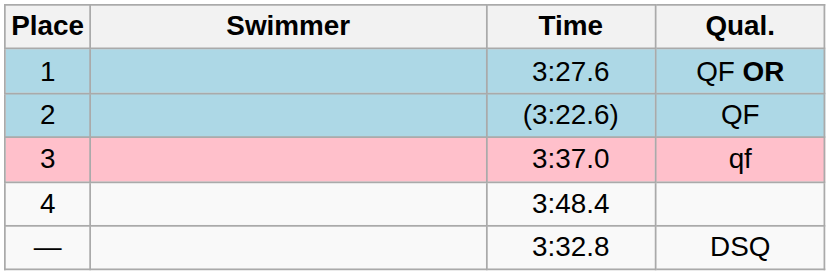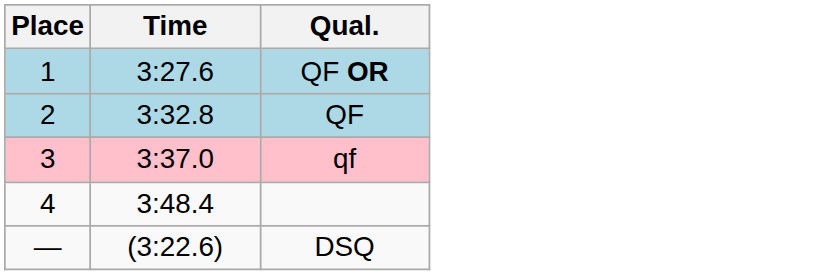- column: (288, 26)
(571, 114) (3:22.6) -> (175, 114) 3:32.8
(571, 247) 3:32.8 -> (175, 247) (3:22.6)
